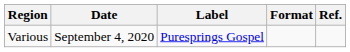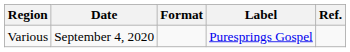columns swapped: (291, 15) <-> (212, 15)
